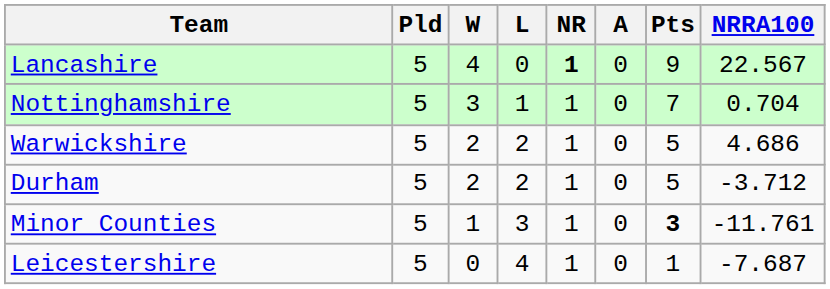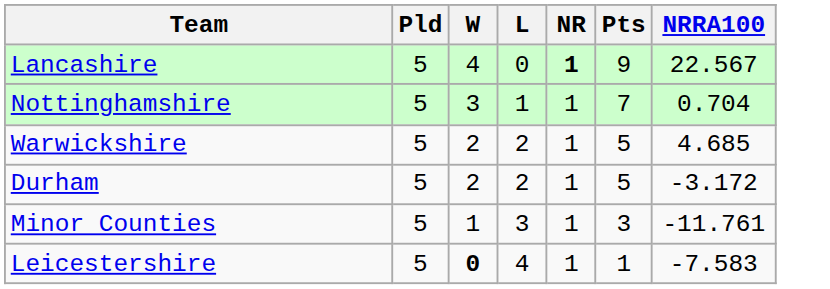- column: (621, 25)
(763, 144) 4.686 -> (714, 144) 4.685
(763, 184) -3.712 -> (714, 184) -3.172
(673, 224) bold -> (624, 224) normal
(473, 264) normal -> (473, 264) bold
(763, 264) -7.687 -> (714, 264) -7.583
